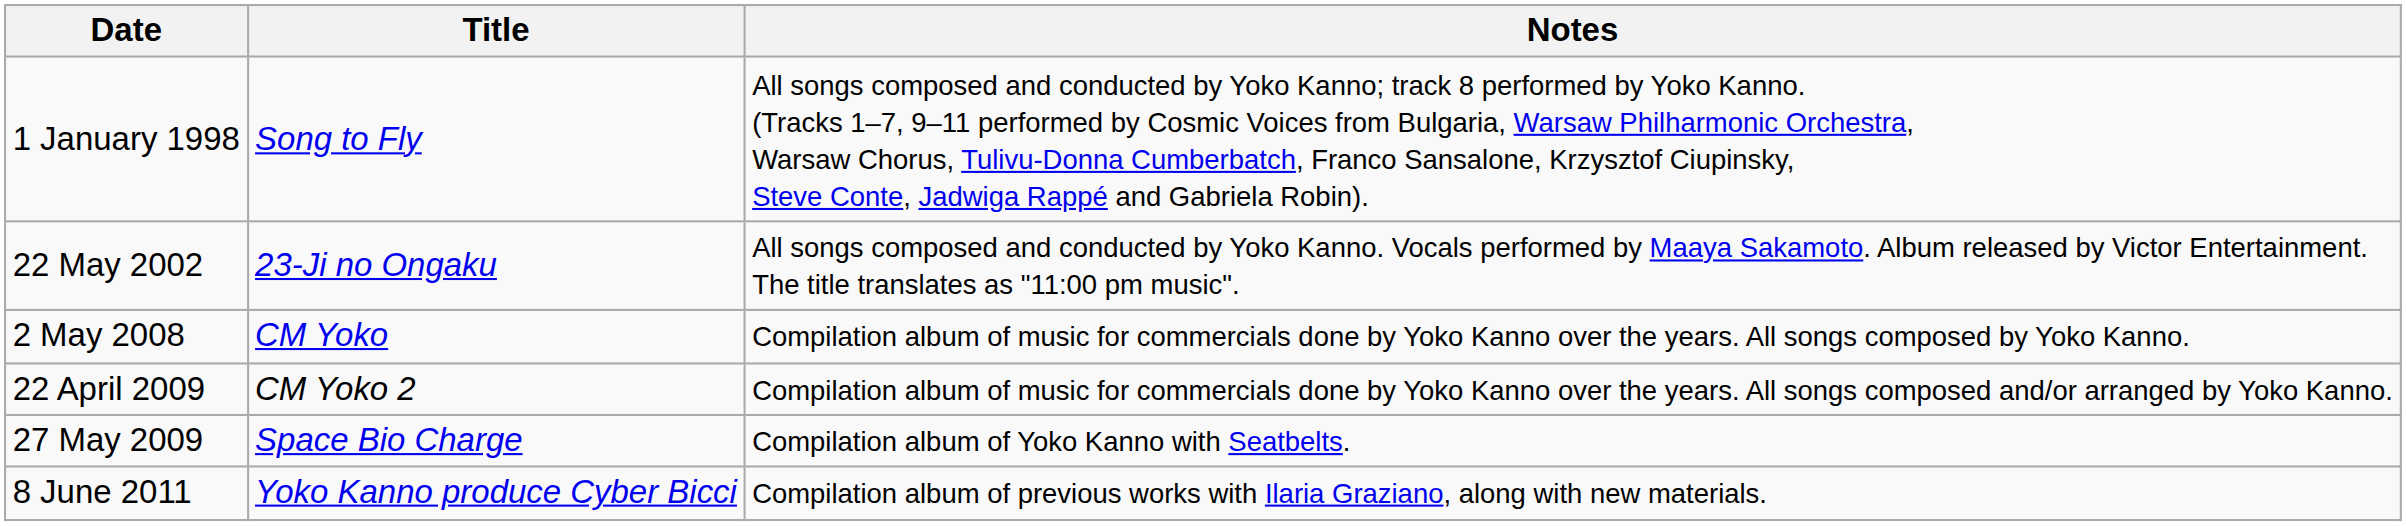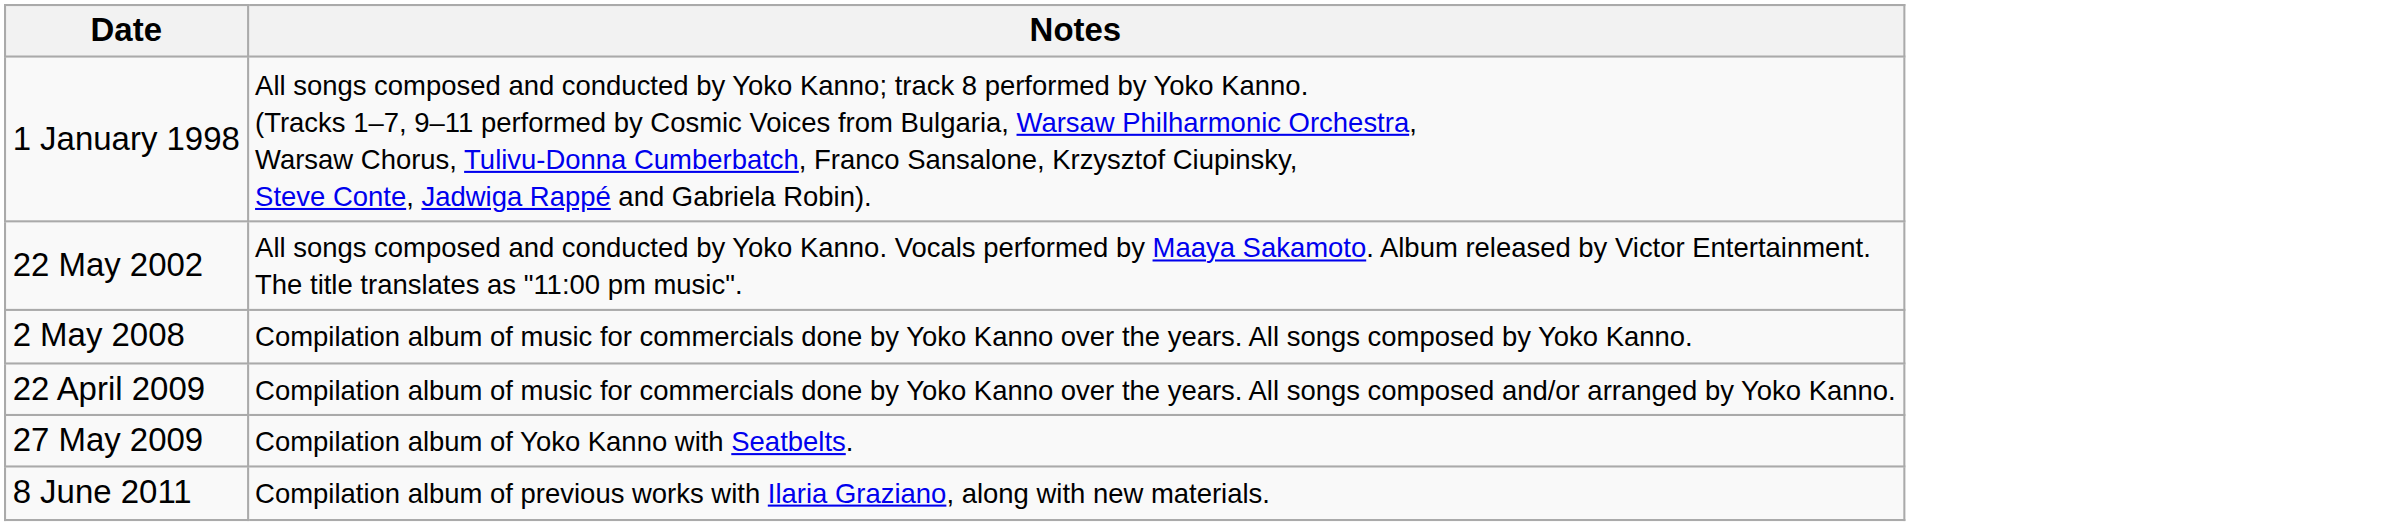- column: (496, 30)
